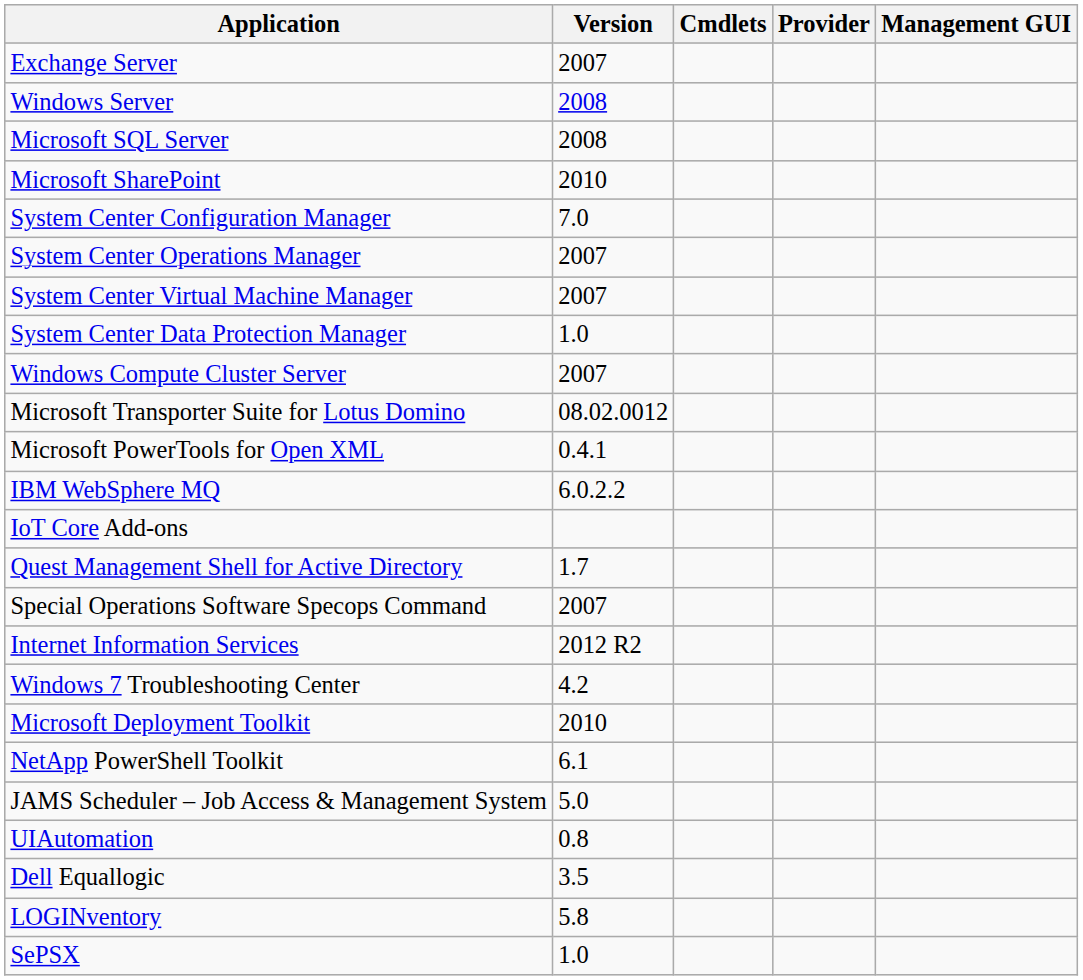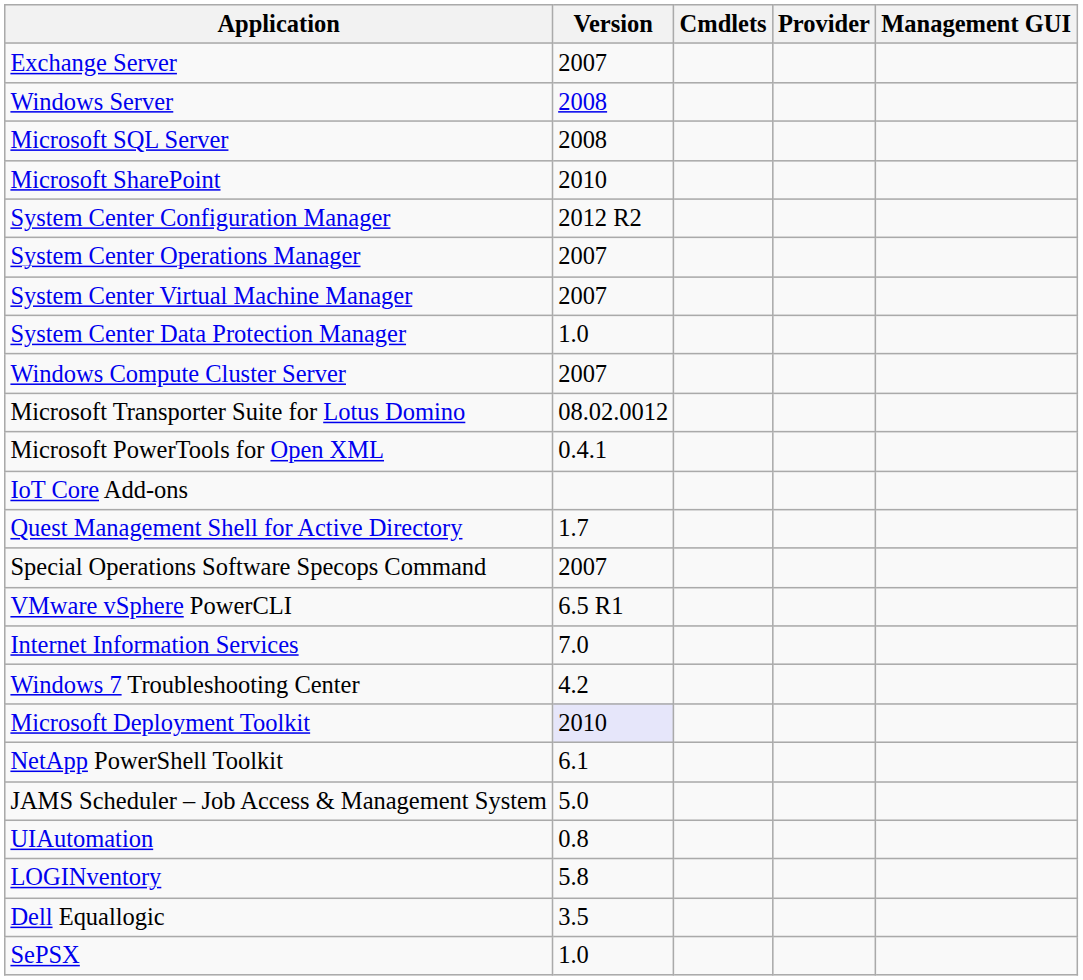(573, 218) 7.0 -> (600, 218) 2012 R2
- row: (115, 489)
+ row: (151, 606)
(600, 645) 2012 R2 -> (573, 645) 7.0
(583, 722) no background -> (583, 722) lavender background
rows swapped: (88, 878) <-> (86, 916)
